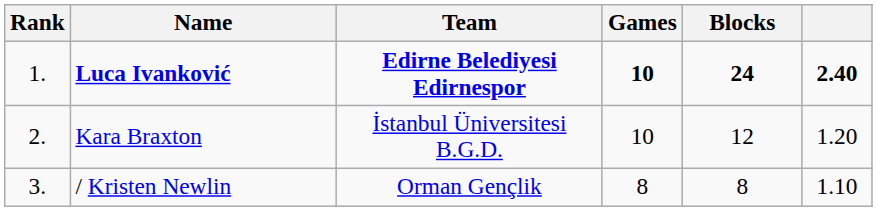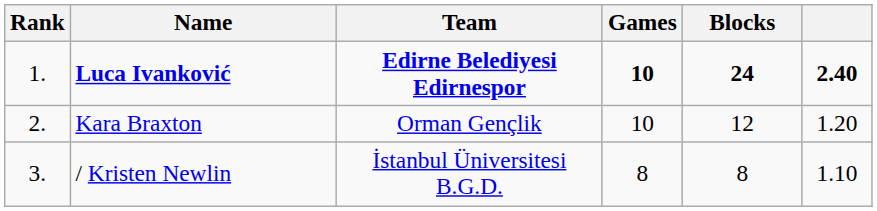(469, 136) İstanbul Üniversitesi B.G.D. -> (469, 123) Orman Gençlik
(469, 186) Orman Gençlik -> (469, 173) İstanbul Üniversitesi B.G.D.
